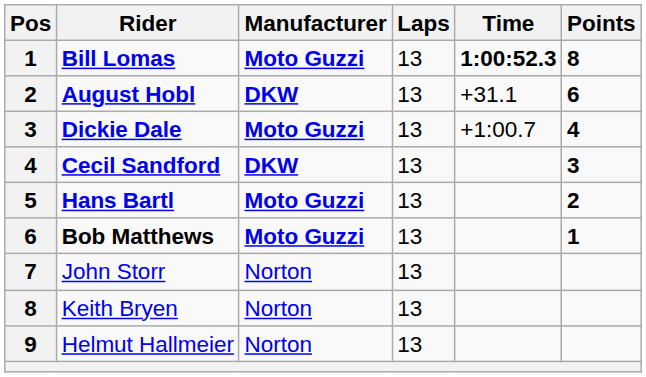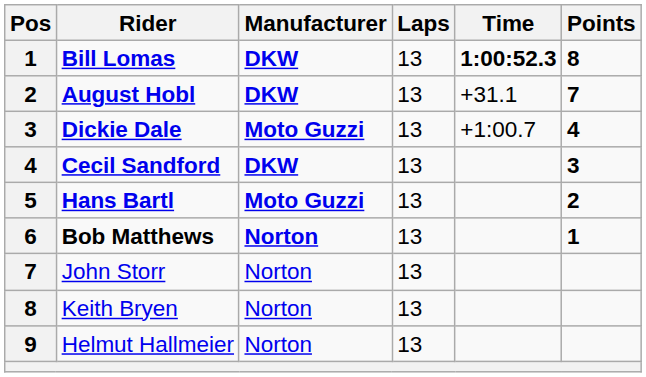(304, 58) Moto Guzzi -> (271, 58) DKW
(573, 94) 6 -> (573, 94) 7
(304, 236) Moto Guzzi -> (281, 236) Norton
